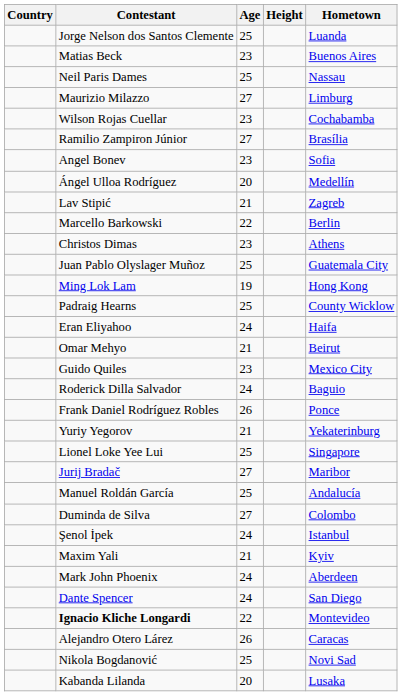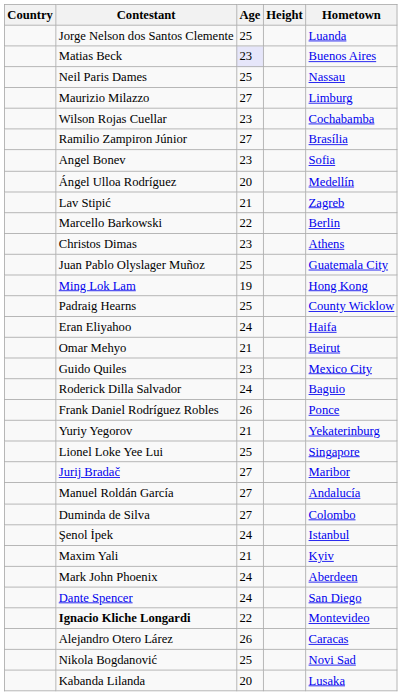(246, 56) no background -> (246, 56) lavender background
(246, 493) 25 -> (246, 493) 27
